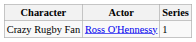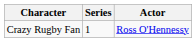columns swapped: (121, 12) <-> (176, 12)
